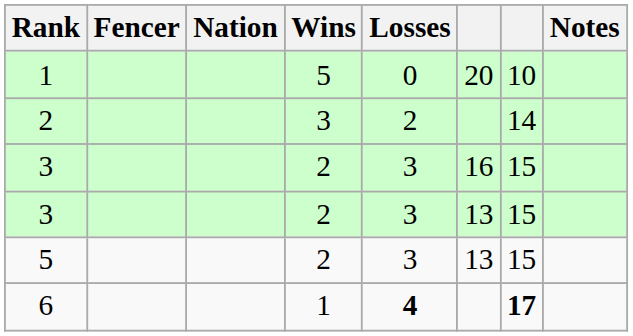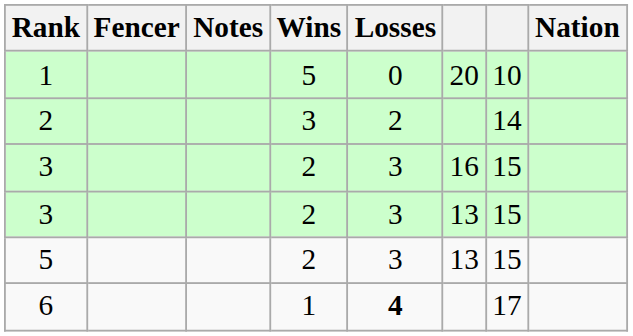columns swapped: (235, 27) <-> (585, 27)
(522, 306) bold -> (507, 306) normal
